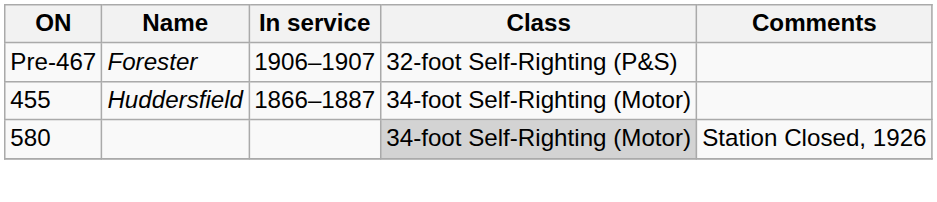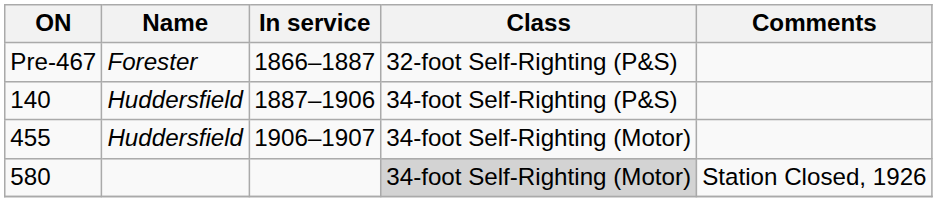(315, 61) 1906–1907 -> (315, 61) 1866–1887
+ row: (30, 100)
(315, 100) 1866–1887 -> (315, 138) 1906–1907
